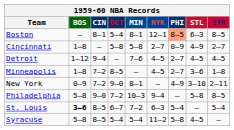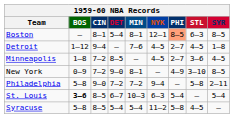- row: (29, 47)
(219, 59) 4–5 -> (219, 47) 1–8
(219, 72) 1–8 -> (219, 59) 4–5
(219, 84) 2–11 -> (219, 72) 8–5
(136, 96) 10–3 -> (136, 84) 7–2
(219, 96) 8–5 -> (219, 84) 2–11
(136, 108) 7–2 -> (136, 96) 10–3
